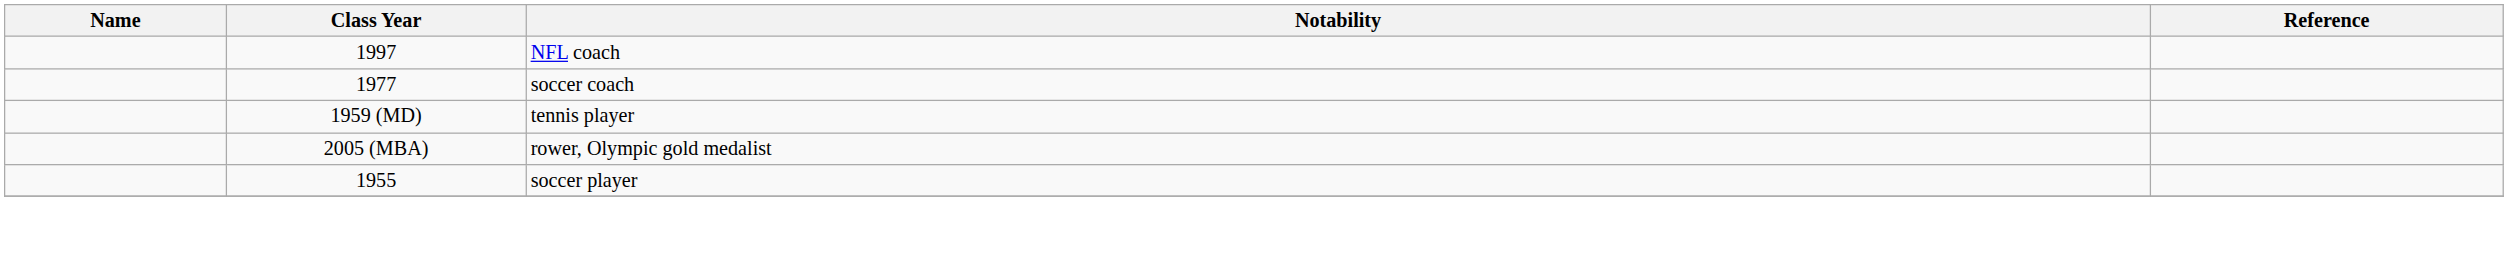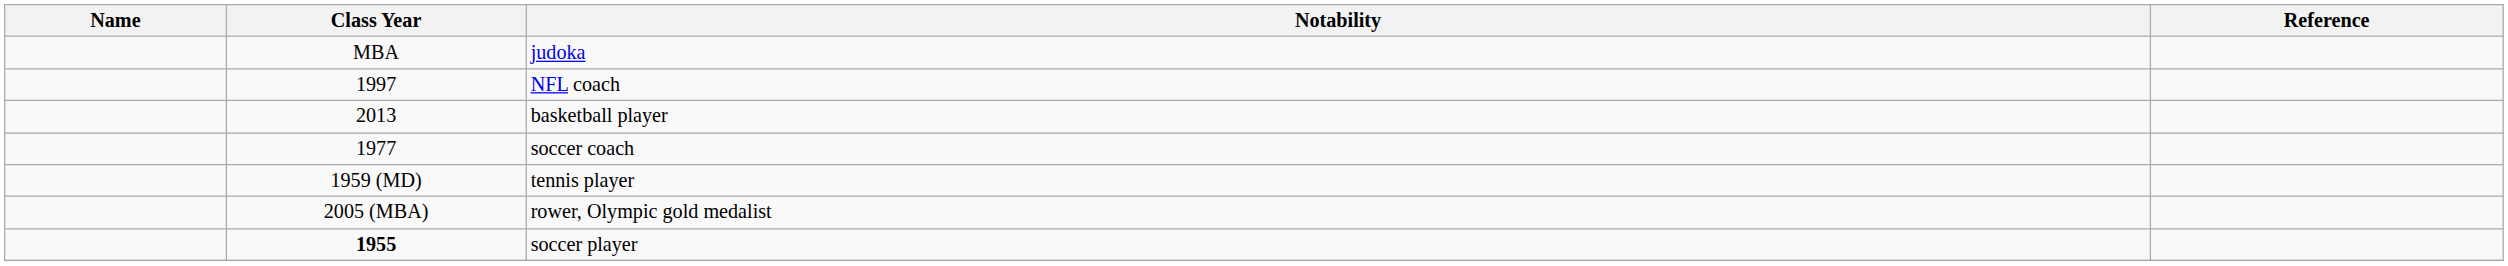+ row: (558, 52)
+ row: (599, 116)
(376, 180) normal -> (376, 244) bold
